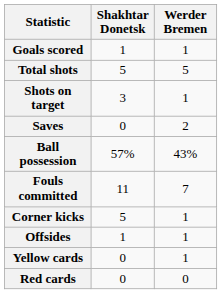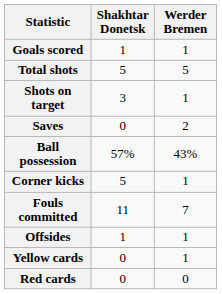rows swapped: (48, 216) <-> (48, 189)
